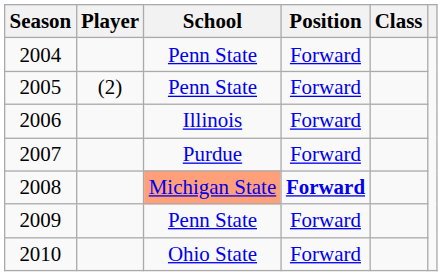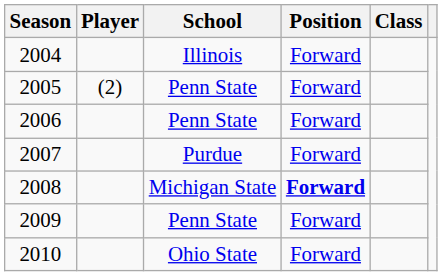(212, 54) Penn State -> (212, 54) Illinois
(212, 120) Illinois -> (212, 120) Penn State
(212, 187) lightsalmon background -> (212, 187) no background
